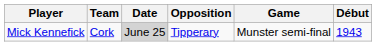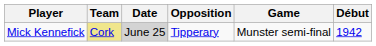(102, 31) no background -> (102, 31) khaki background
(349, 31) 1943 -> (349, 31) 1942
